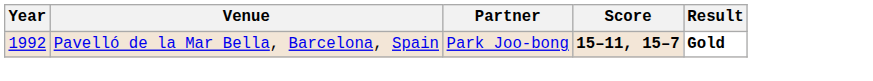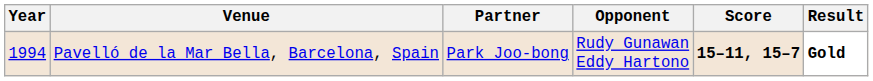+ column: (633, 18)
(27, 44) 1992 -> (27, 53) 1994
